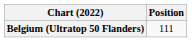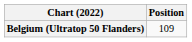(166, 28) 111 -> (166, 28) 109
